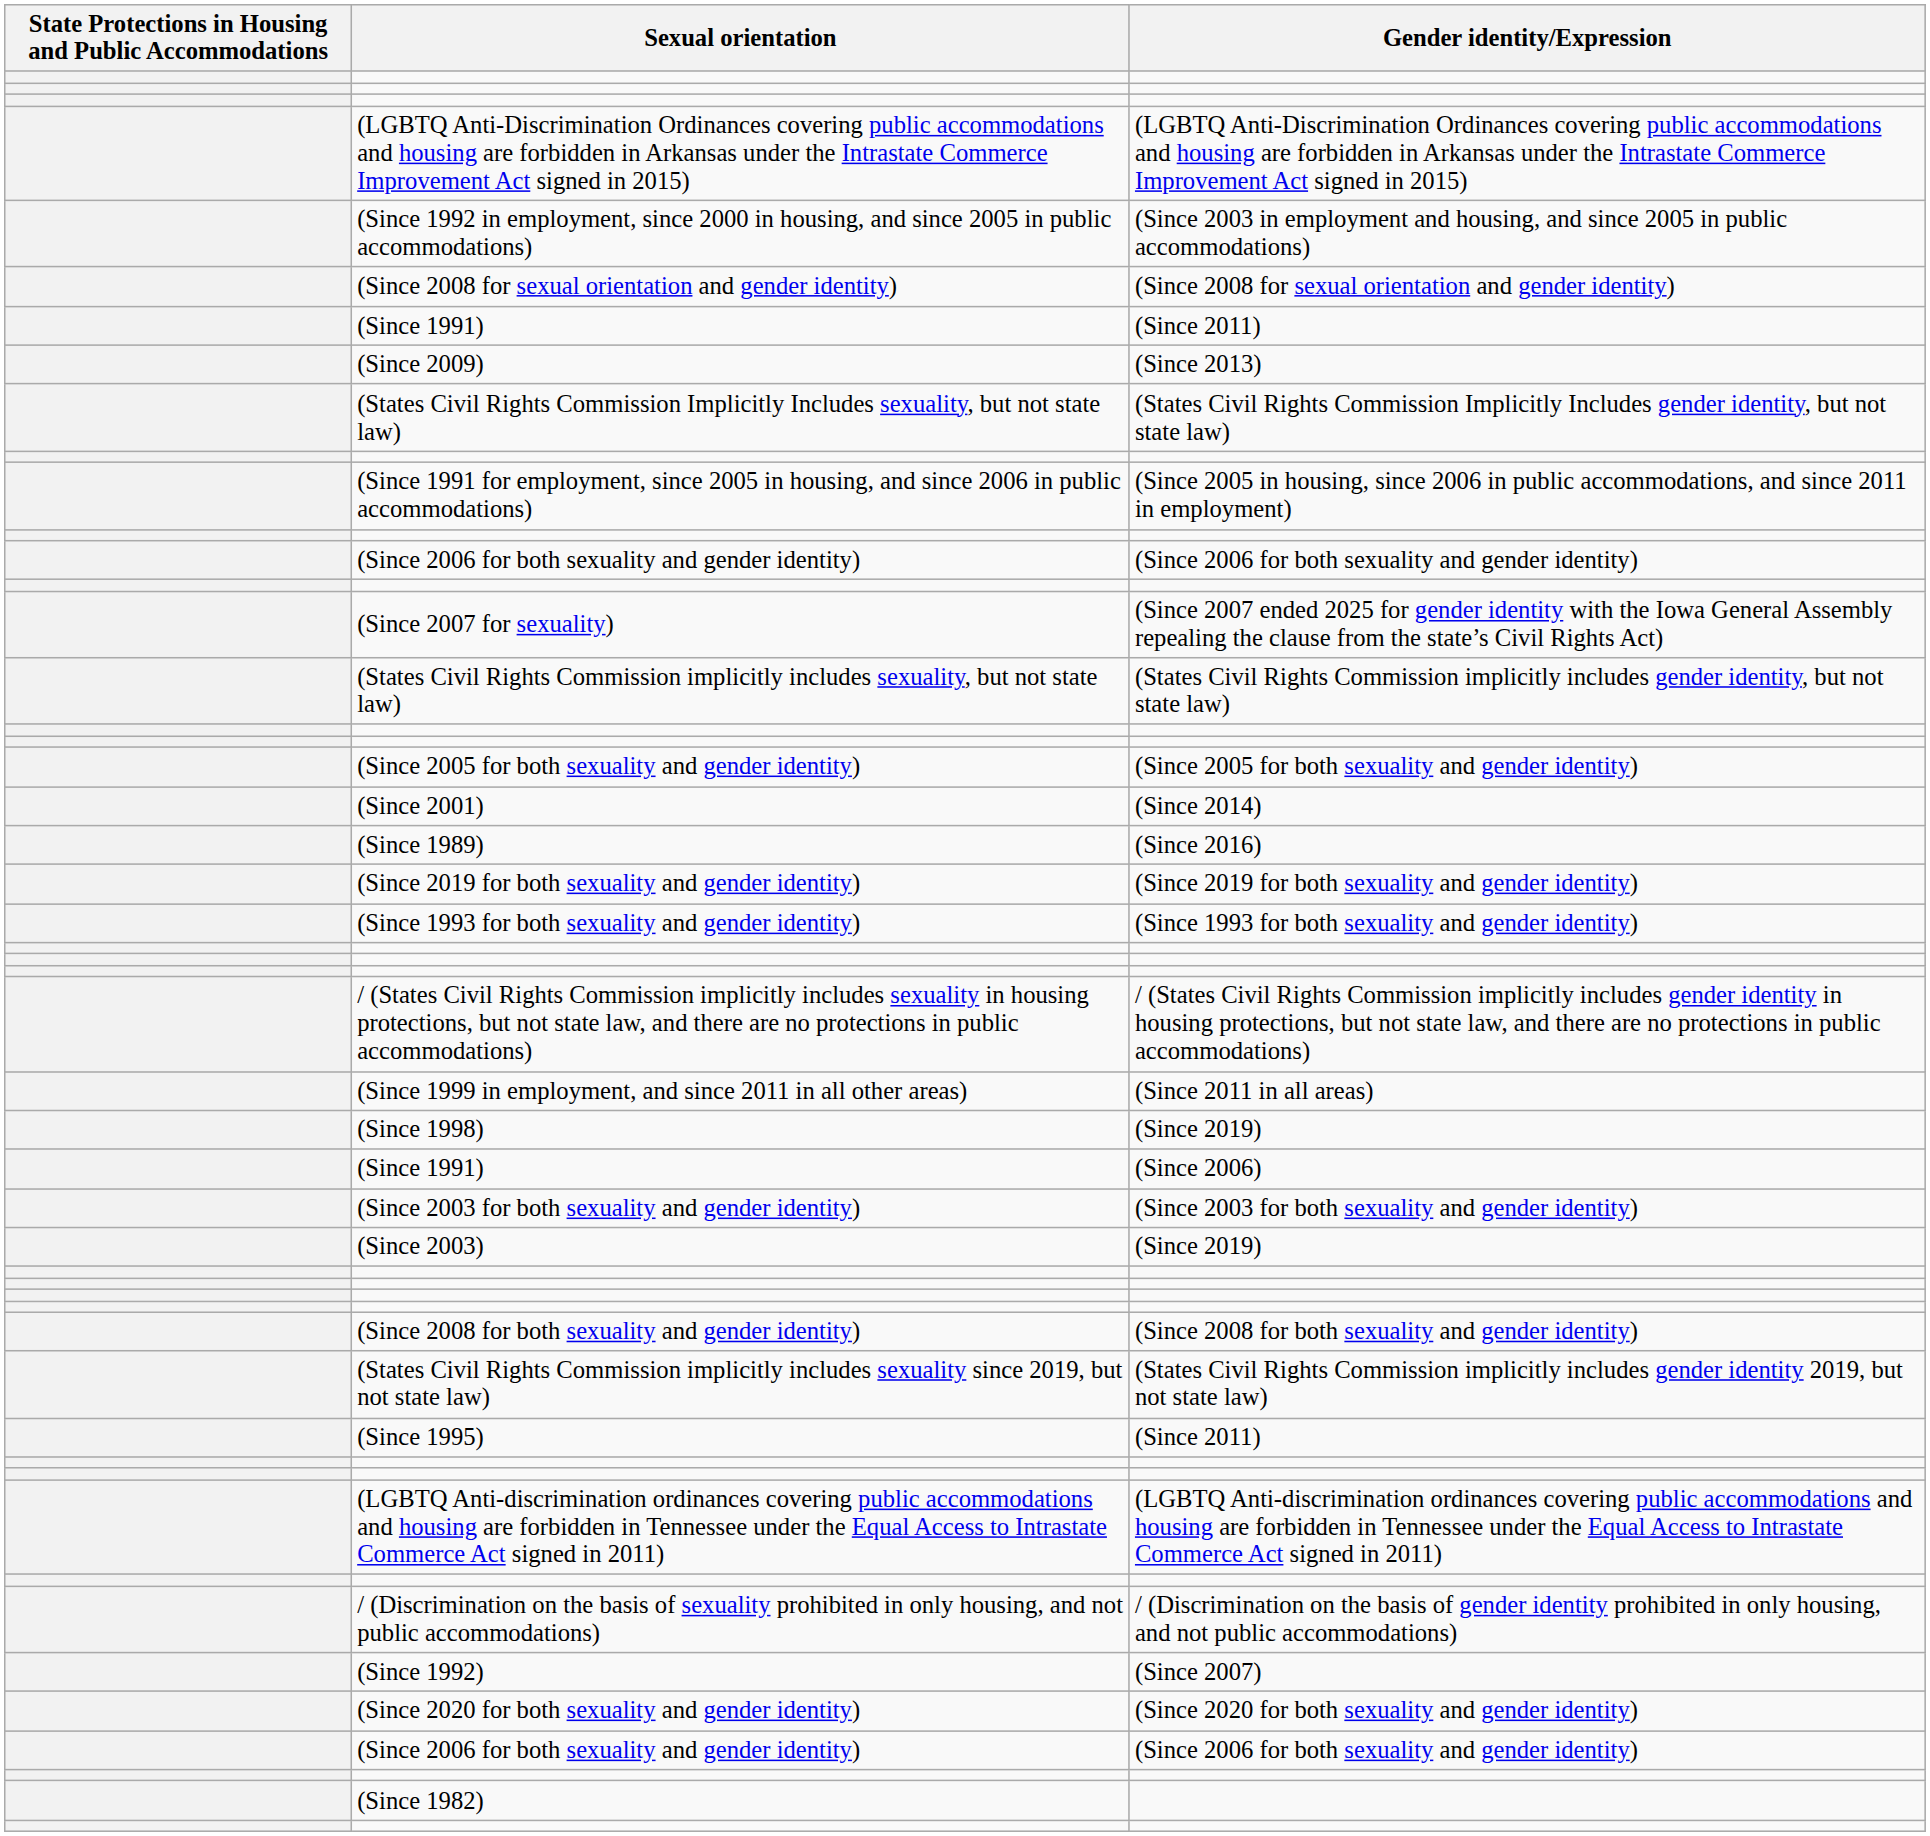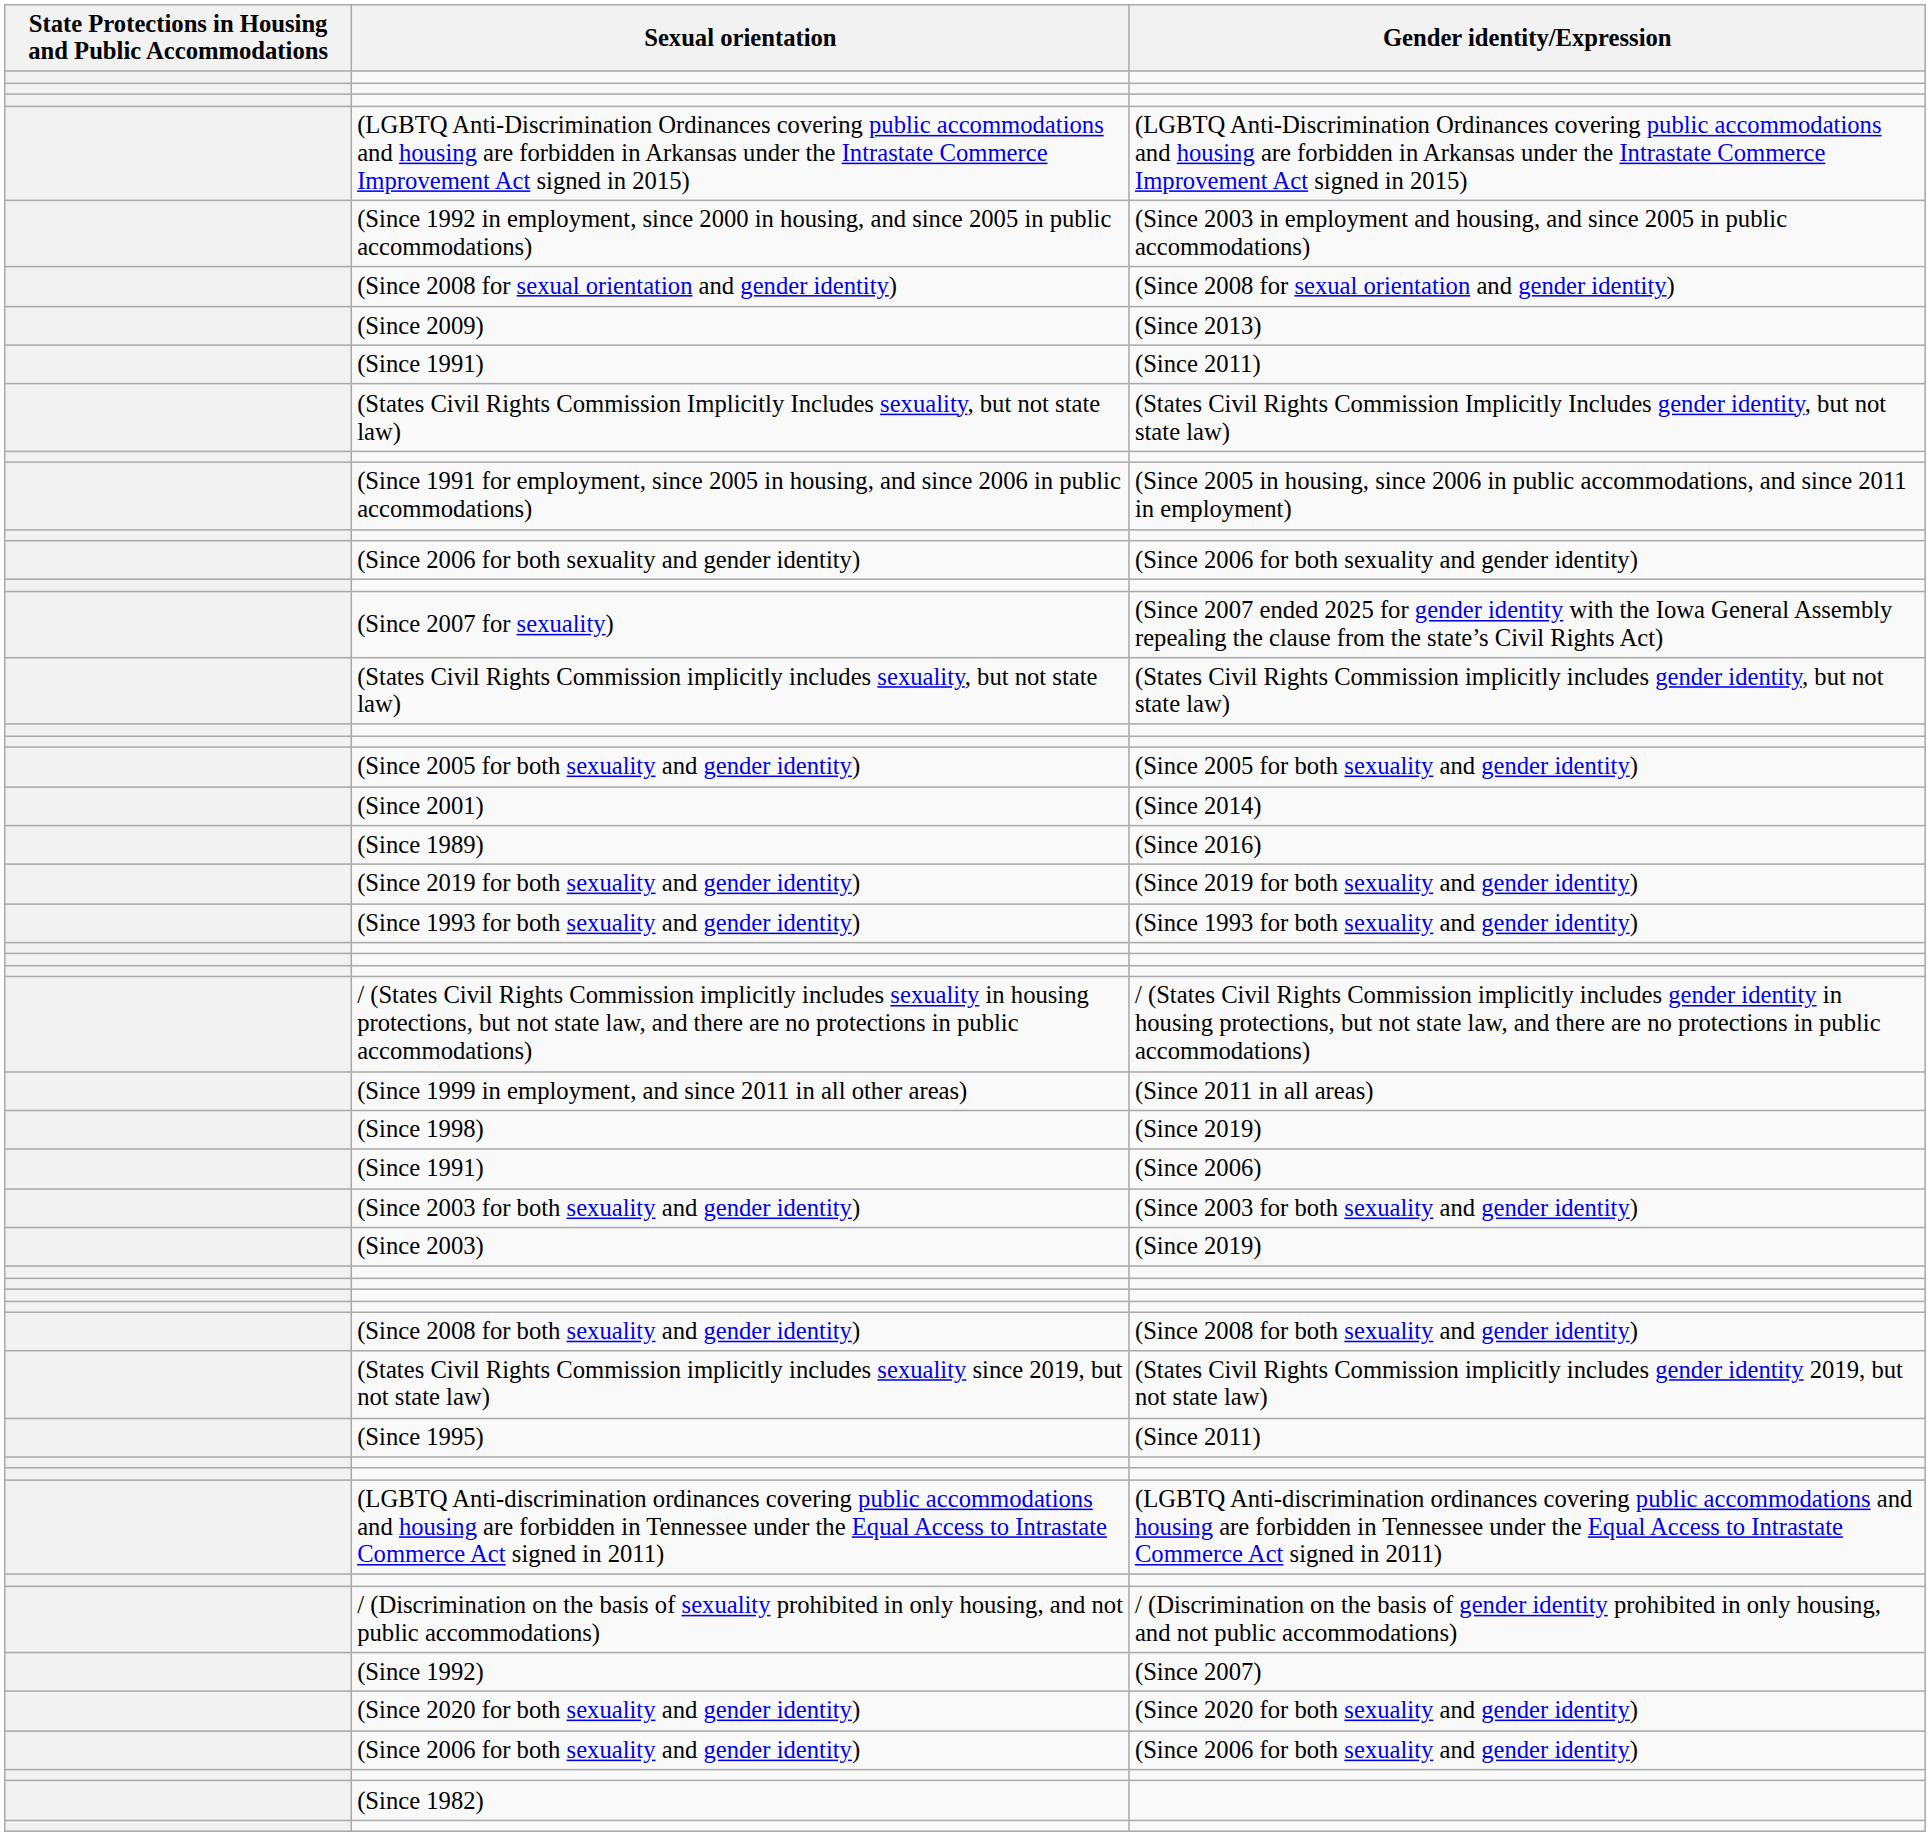rows swapped: (420, 325) <-> (420, 364)
